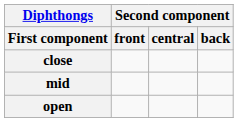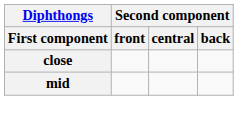- row: (58, 106)
